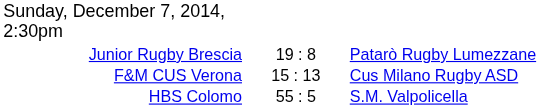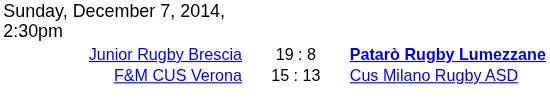(443, 54) normal -> (448, 54) bold
- row: (195, 97)
